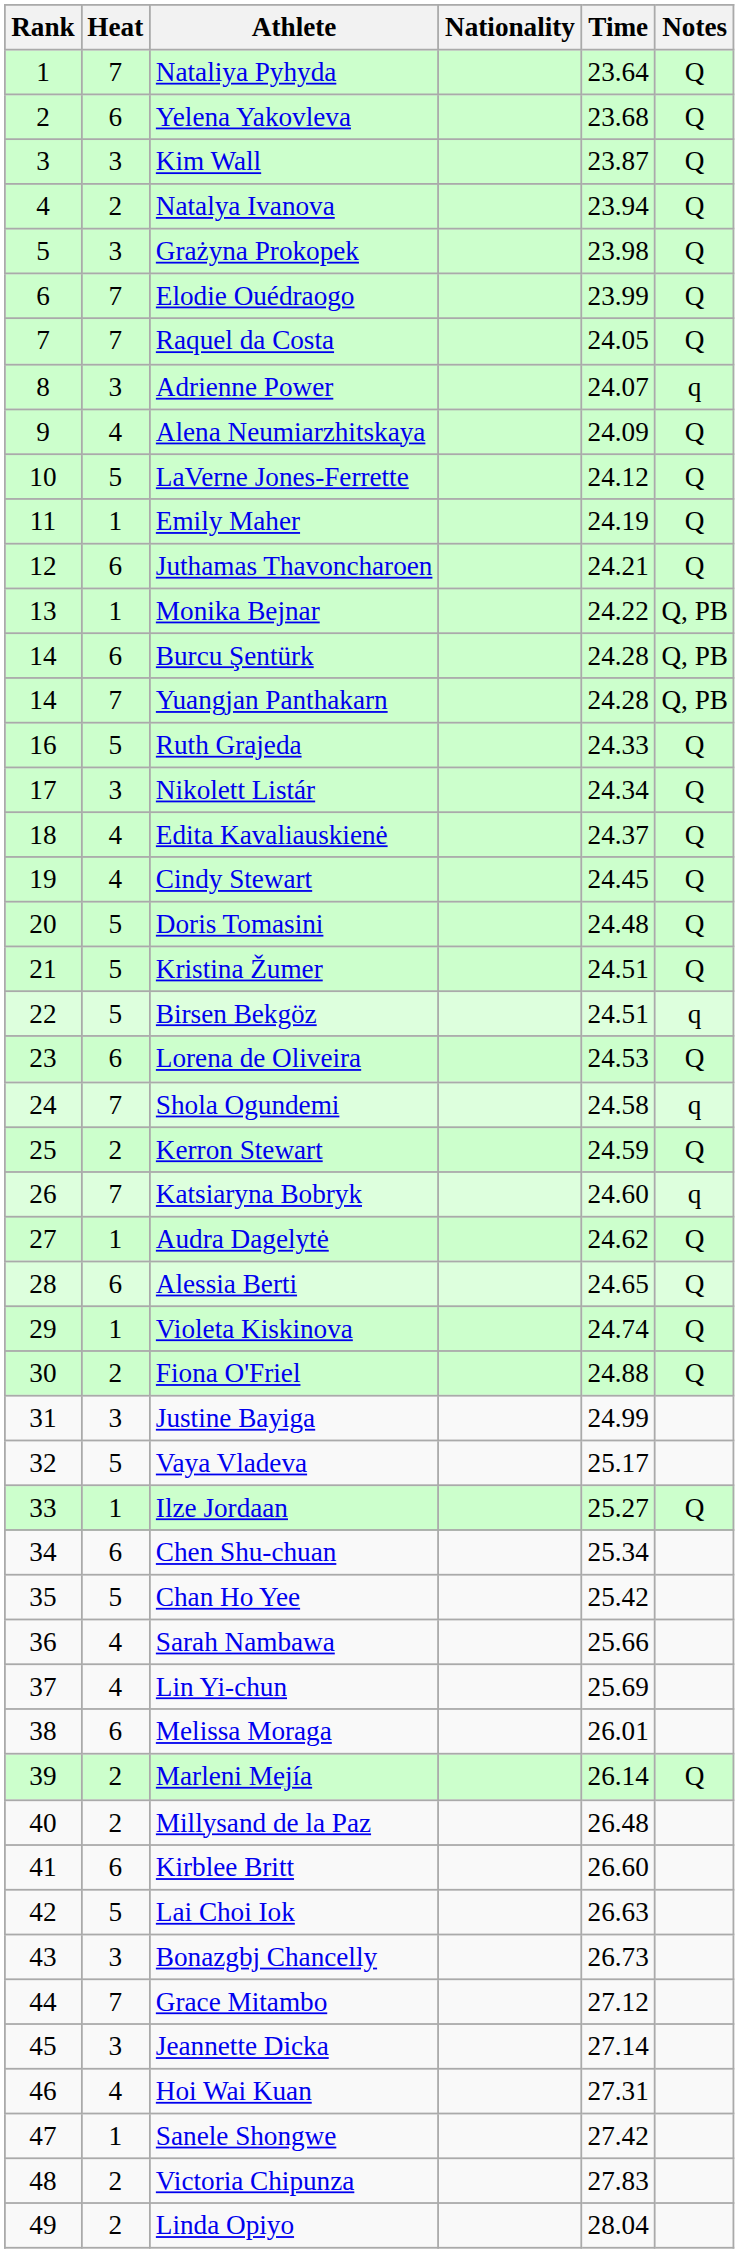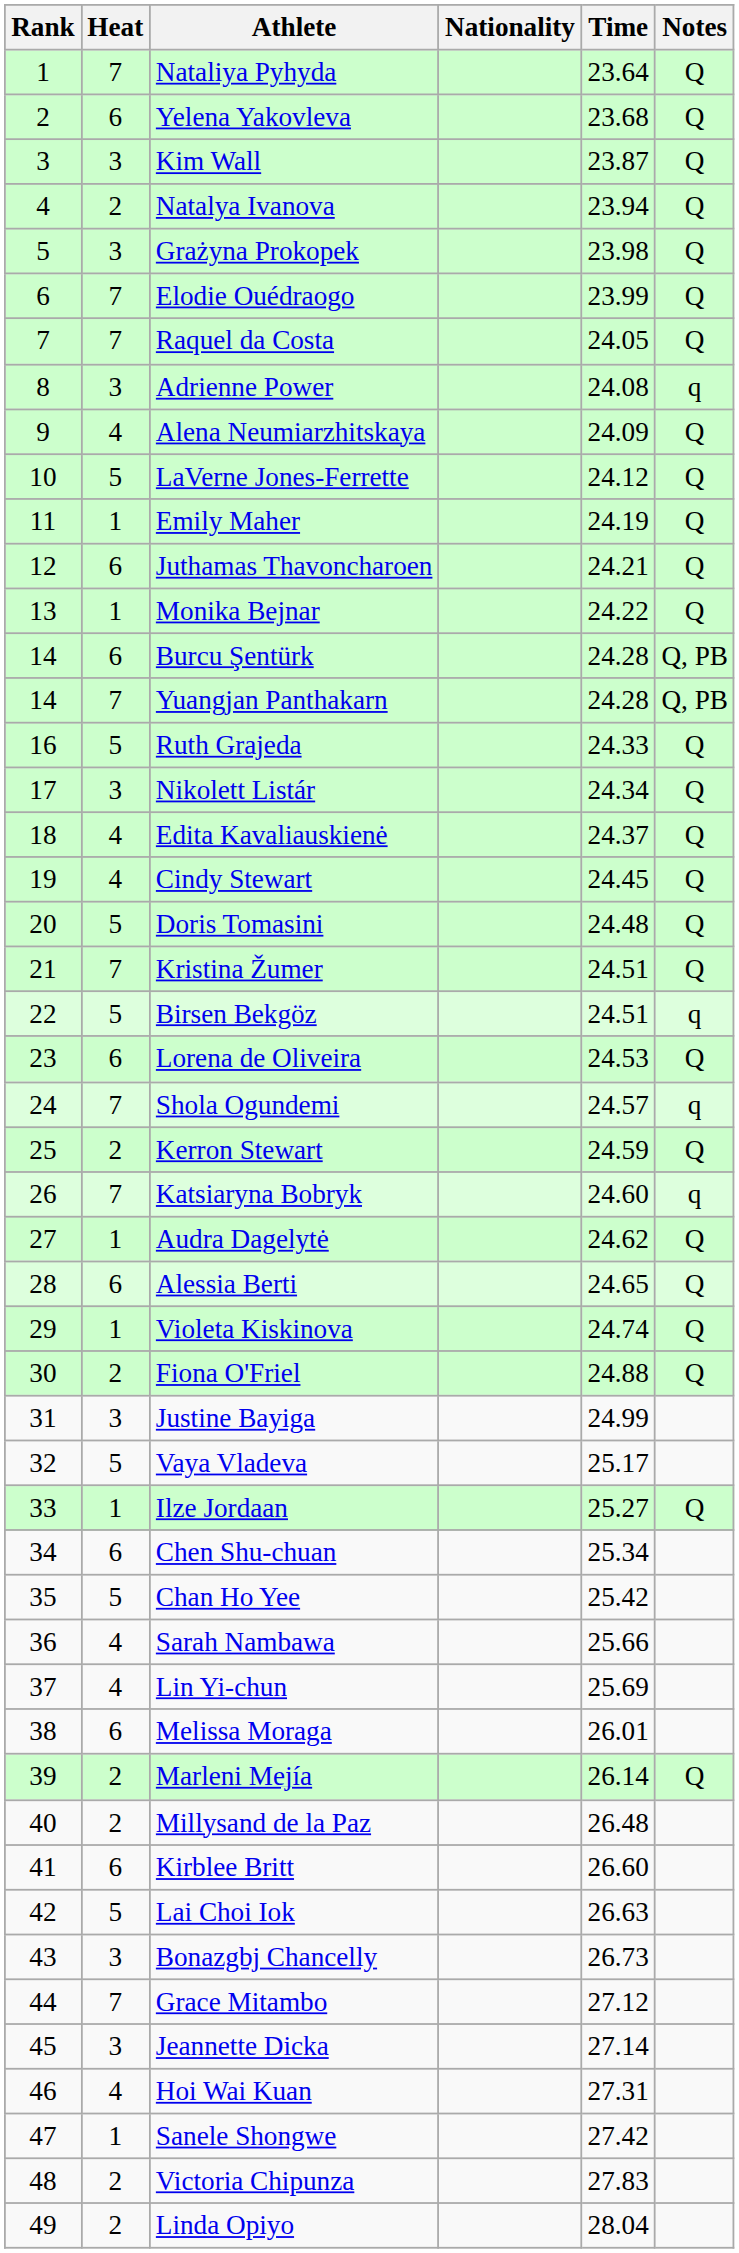(618, 386) 24.07 -> (618, 386) 24.08
(695, 610) Q, PB -> (695, 610) Q
(115, 969) 5 -> (115, 969) 7
(618, 1103) 24.58 -> (618, 1103) 24.57
